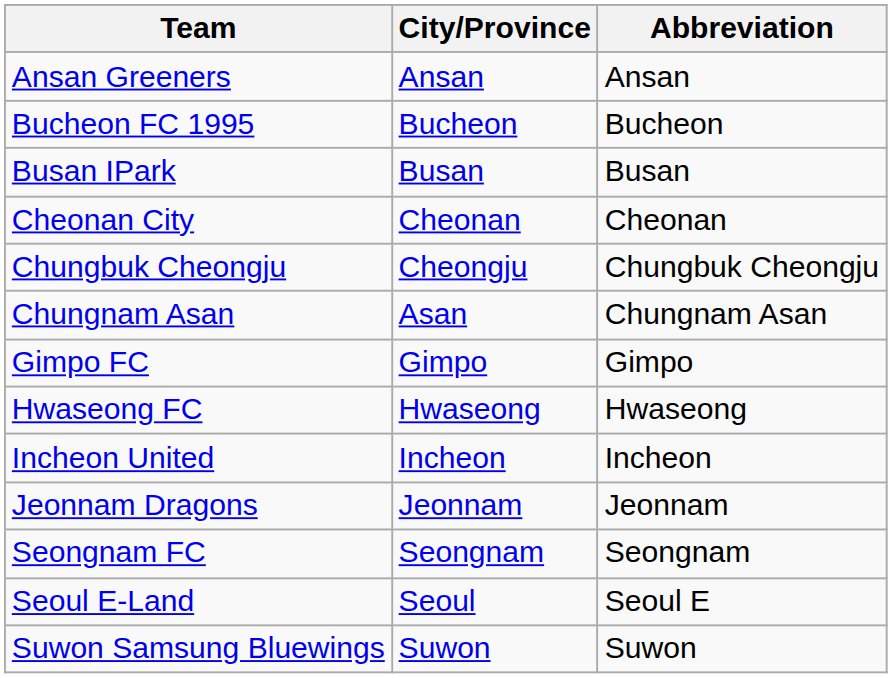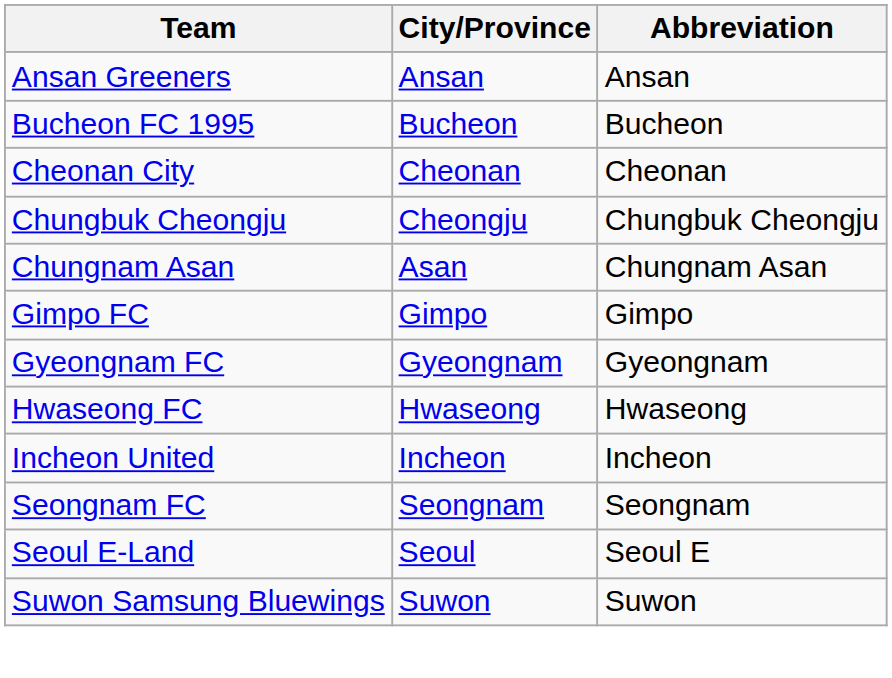- row: (94, 171)
+ row: (118, 362)
- row: (135, 505)
